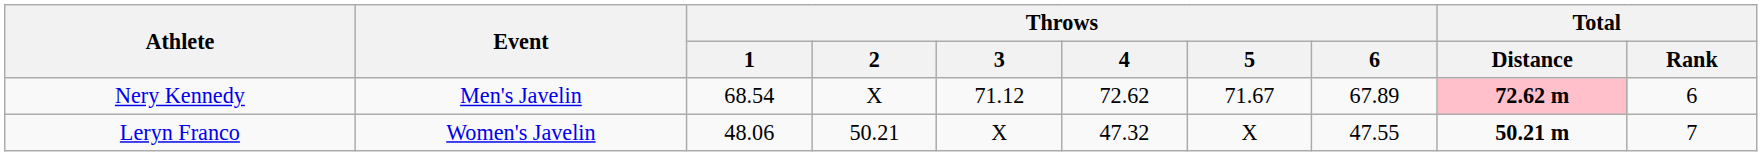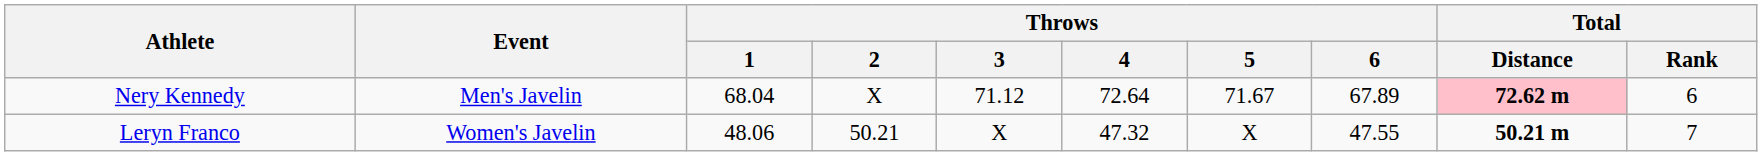(749, 96) 68.54 -> (749, 96) 68.04
(1124, 96) 72.62 -> (1124, 96) 72.64
